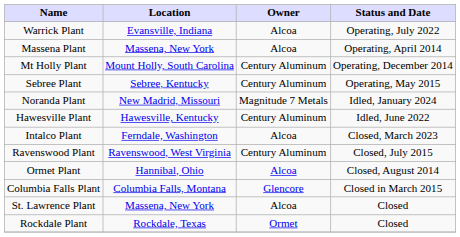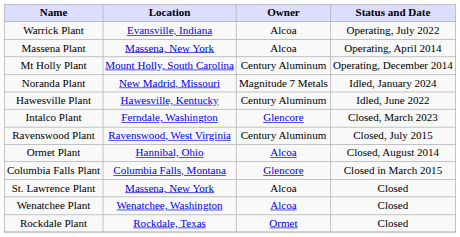- row: (54, 83)
(283, 135) Alcoa -> (283, 118) Glencore
+ row: (54, 205)
